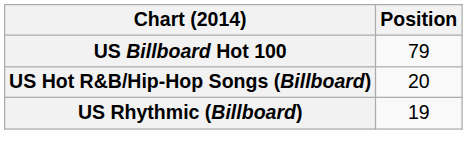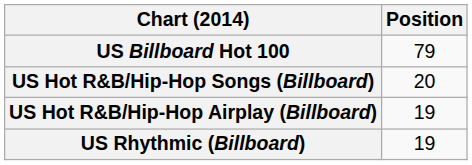+ row: (193, 112)
